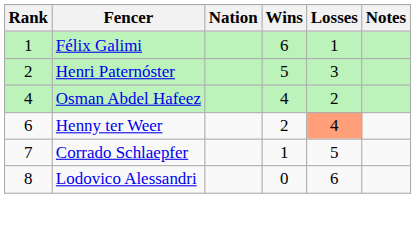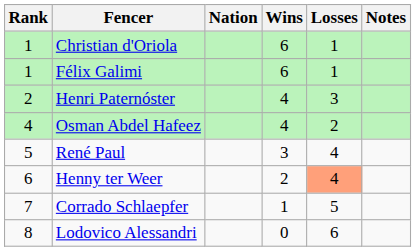+ row: (117, 44)
(284, 71) 5 -> (284, 98) 4
+ row: (90, 152)
